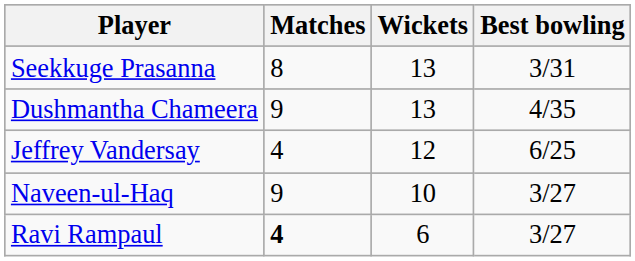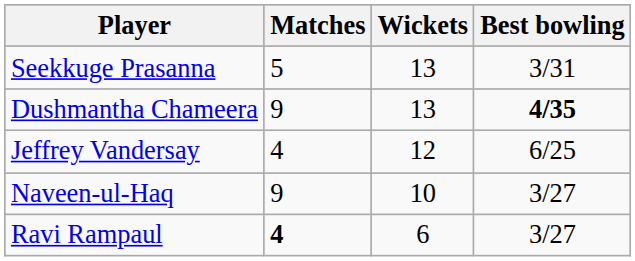(277, 67) 8 -> (277, 67) 5
(552, 109) normal -> (552, 109) bold
